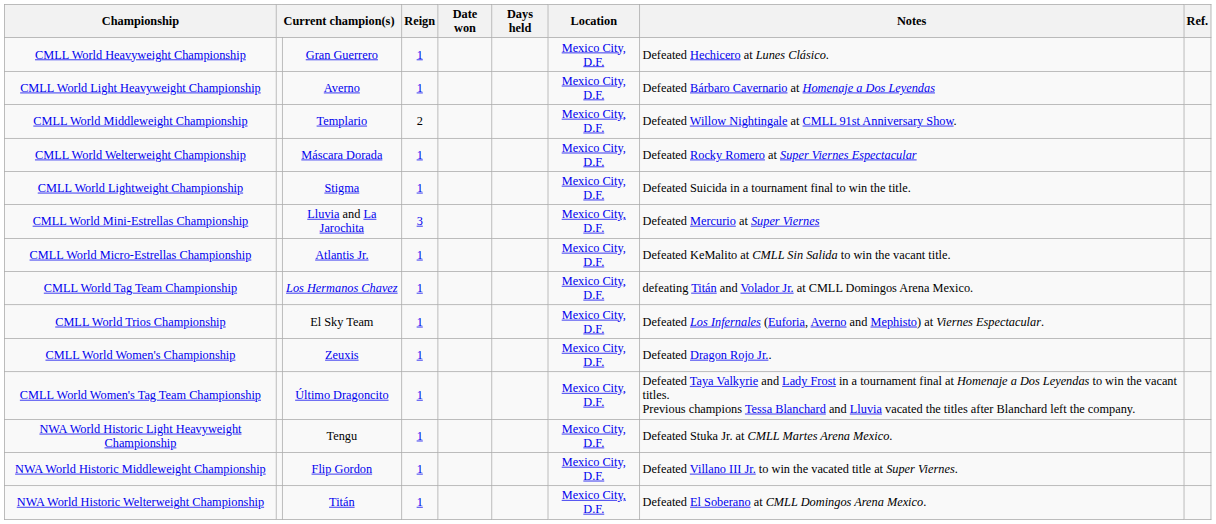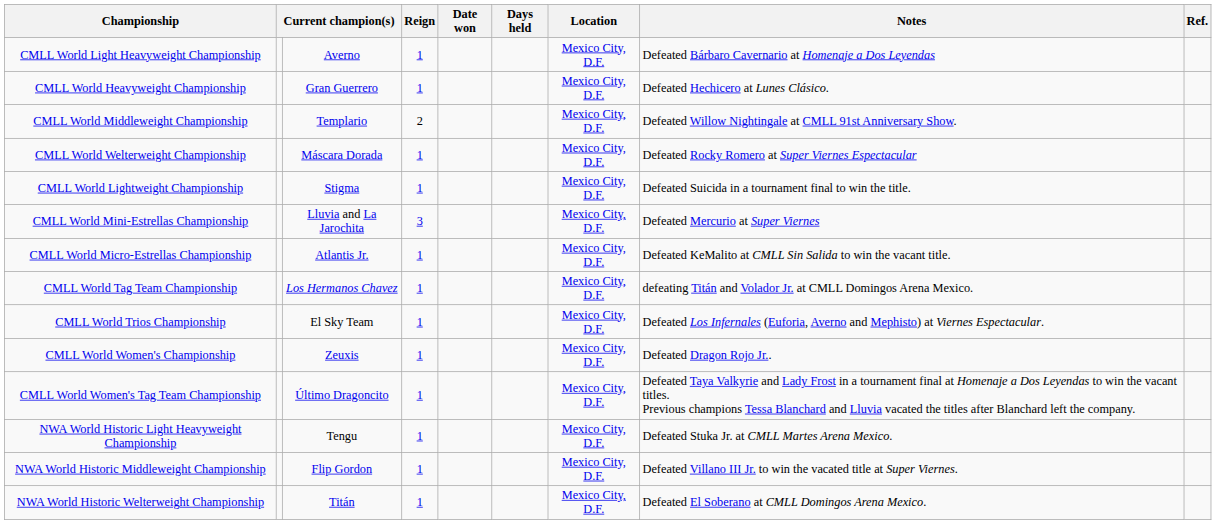rows swapped: (140, 54) <-> (140, 87)
